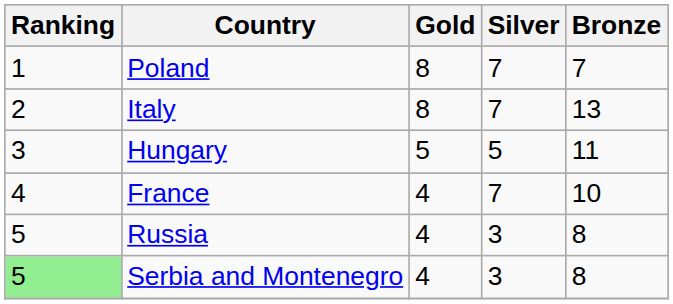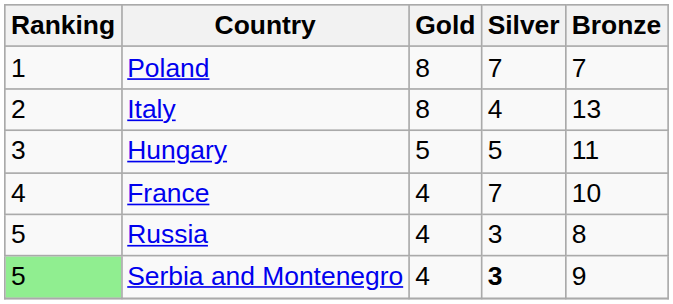(495, 109) 7 -> (495, 109) 4
(495, 276) normal -> (495, 276) bold
(579, 276) 8 -> (579, 276) 9
